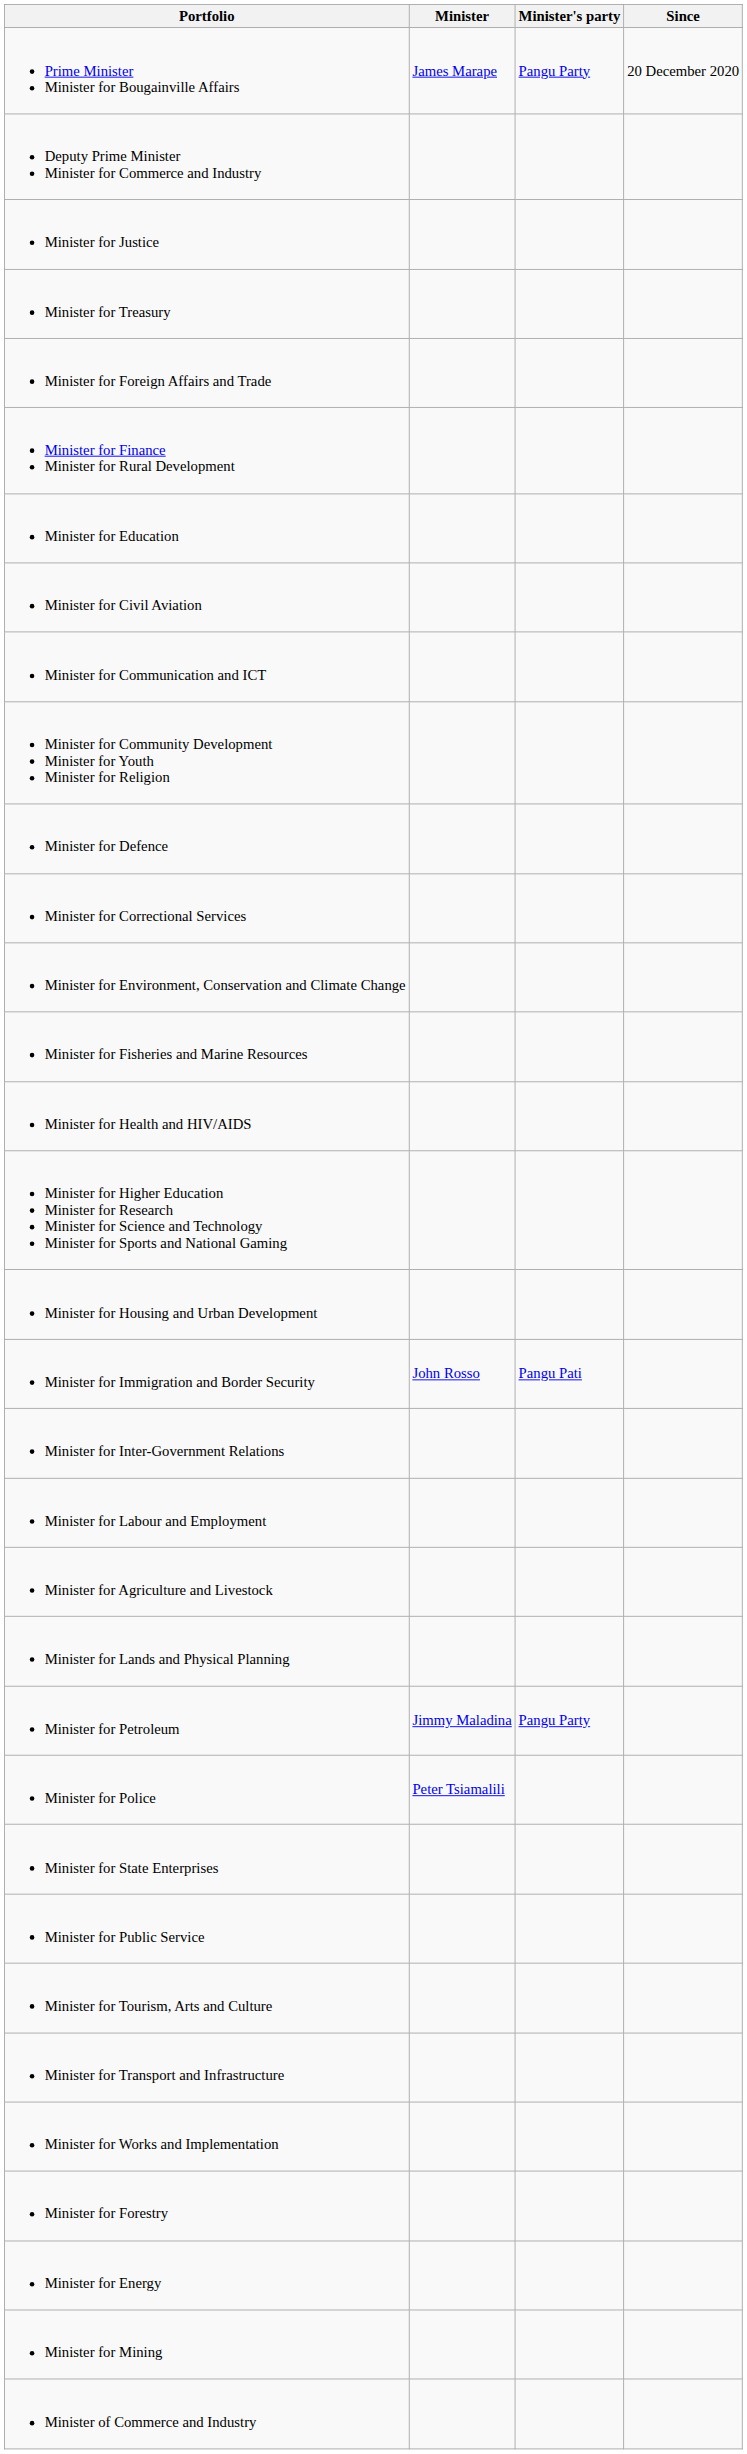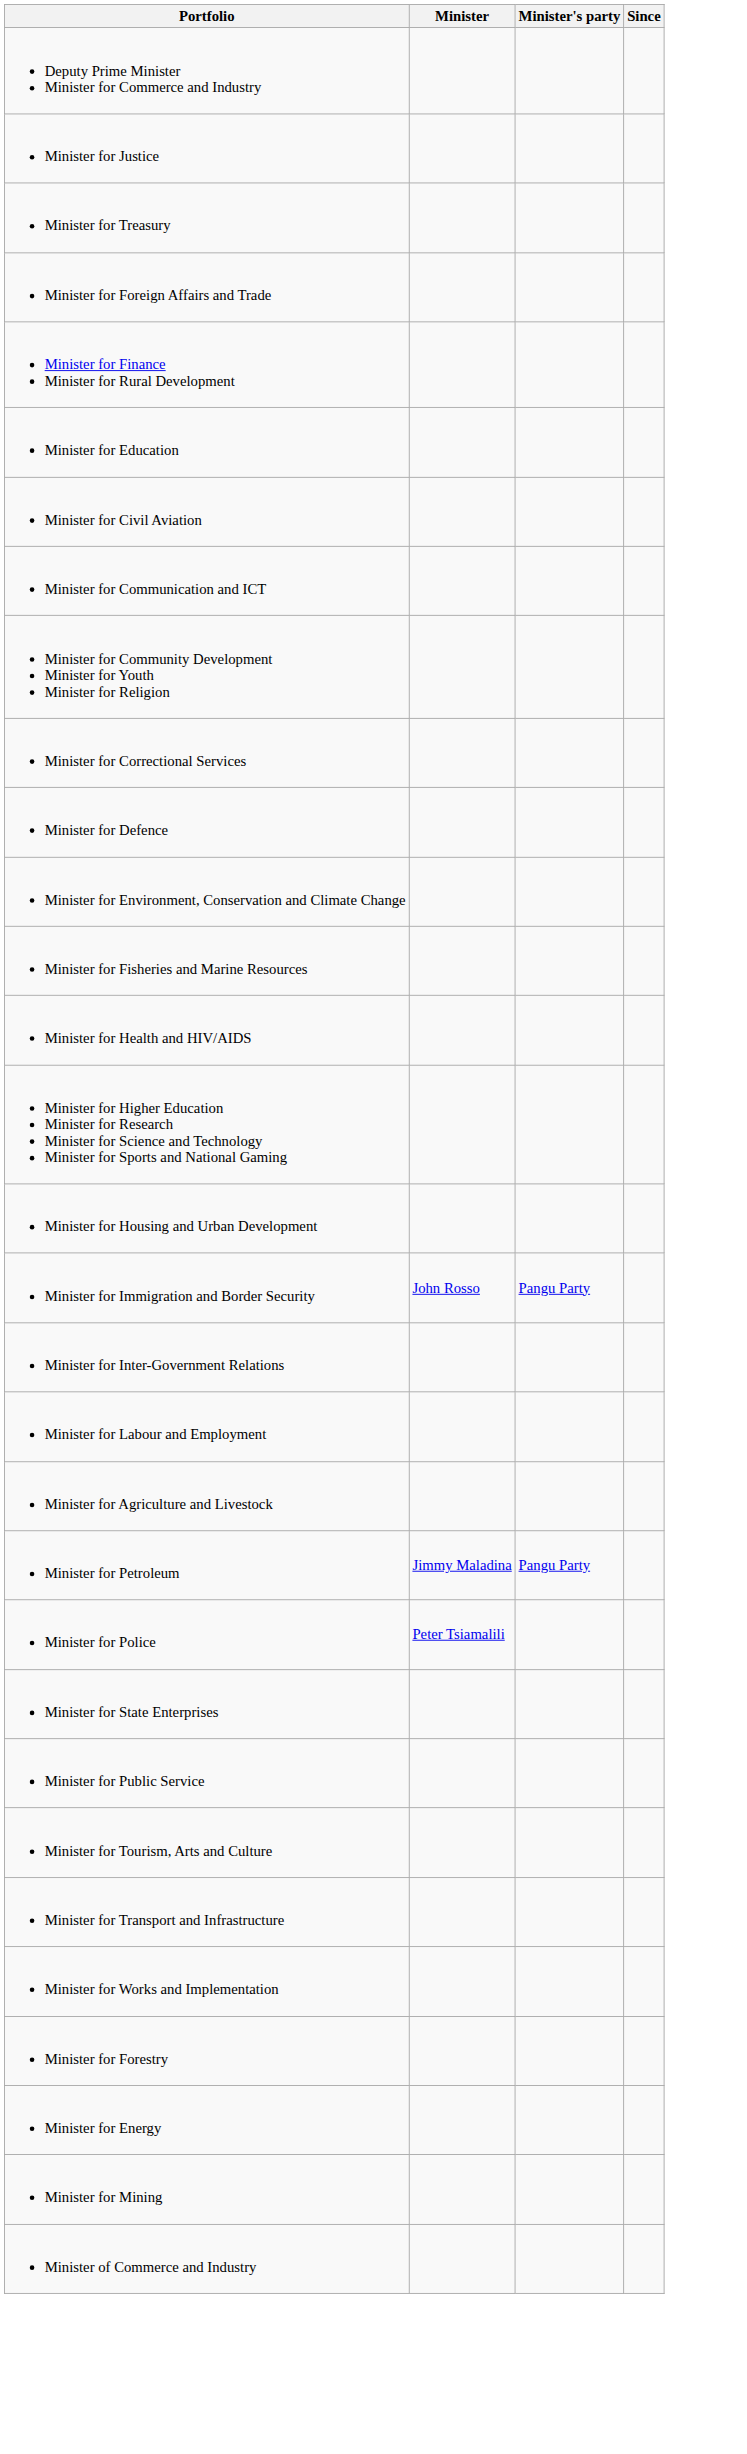- row: (207, 79)
rows swapped: (207, 916) <-> (207, 847)
(550, 1373) Pangu Pati -> (554, 1287) Pangu Party
- row: (207, 1659)
